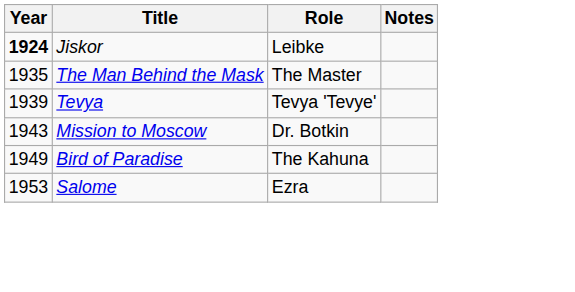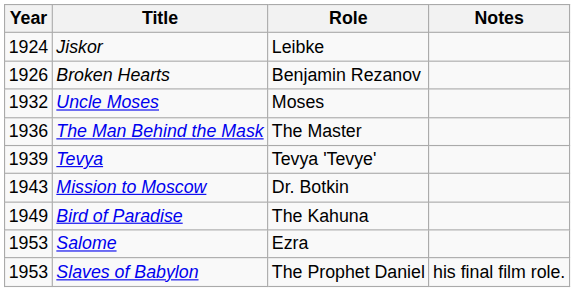(28, 46) bold -> (28, 46) normal
+ row: (113, 74)
+ row: (108, 103)
(28, 74) 1935 -> (28, 131) 1936
+ row: (127, 272)
